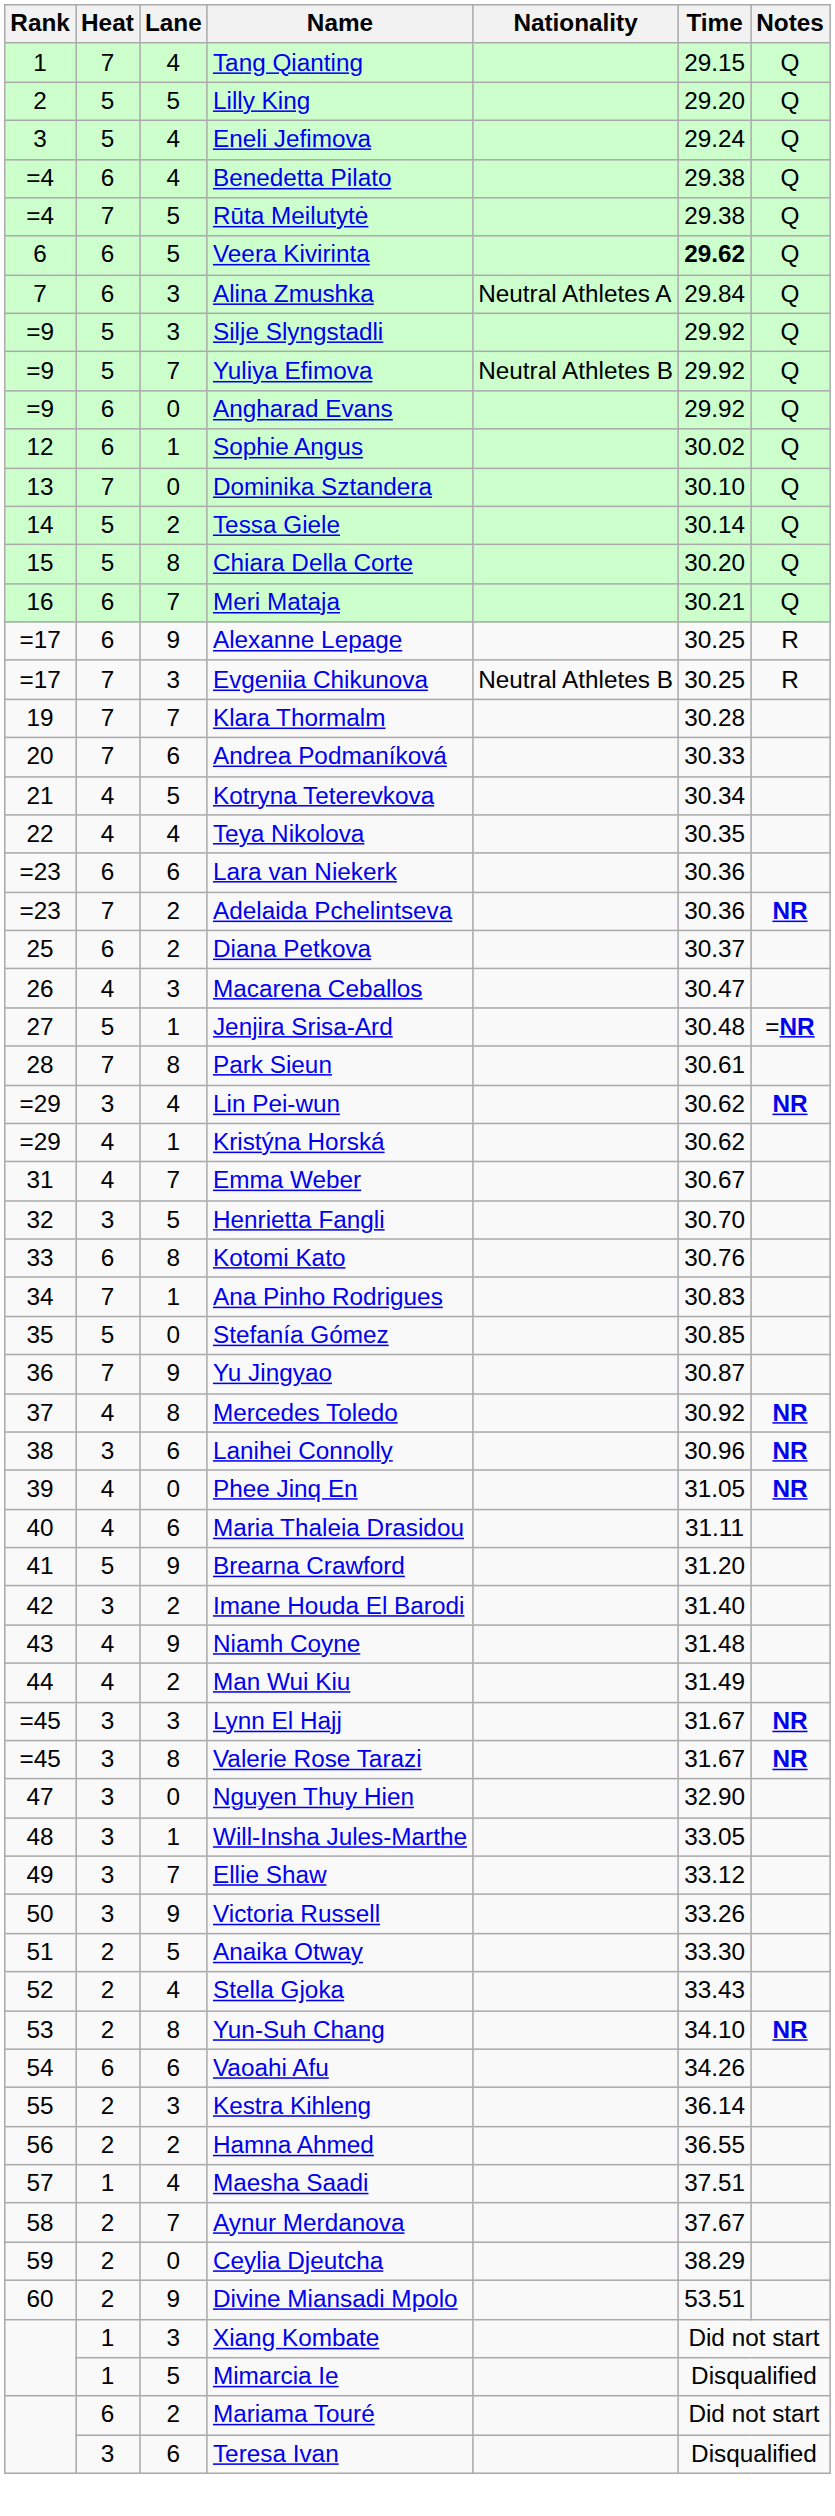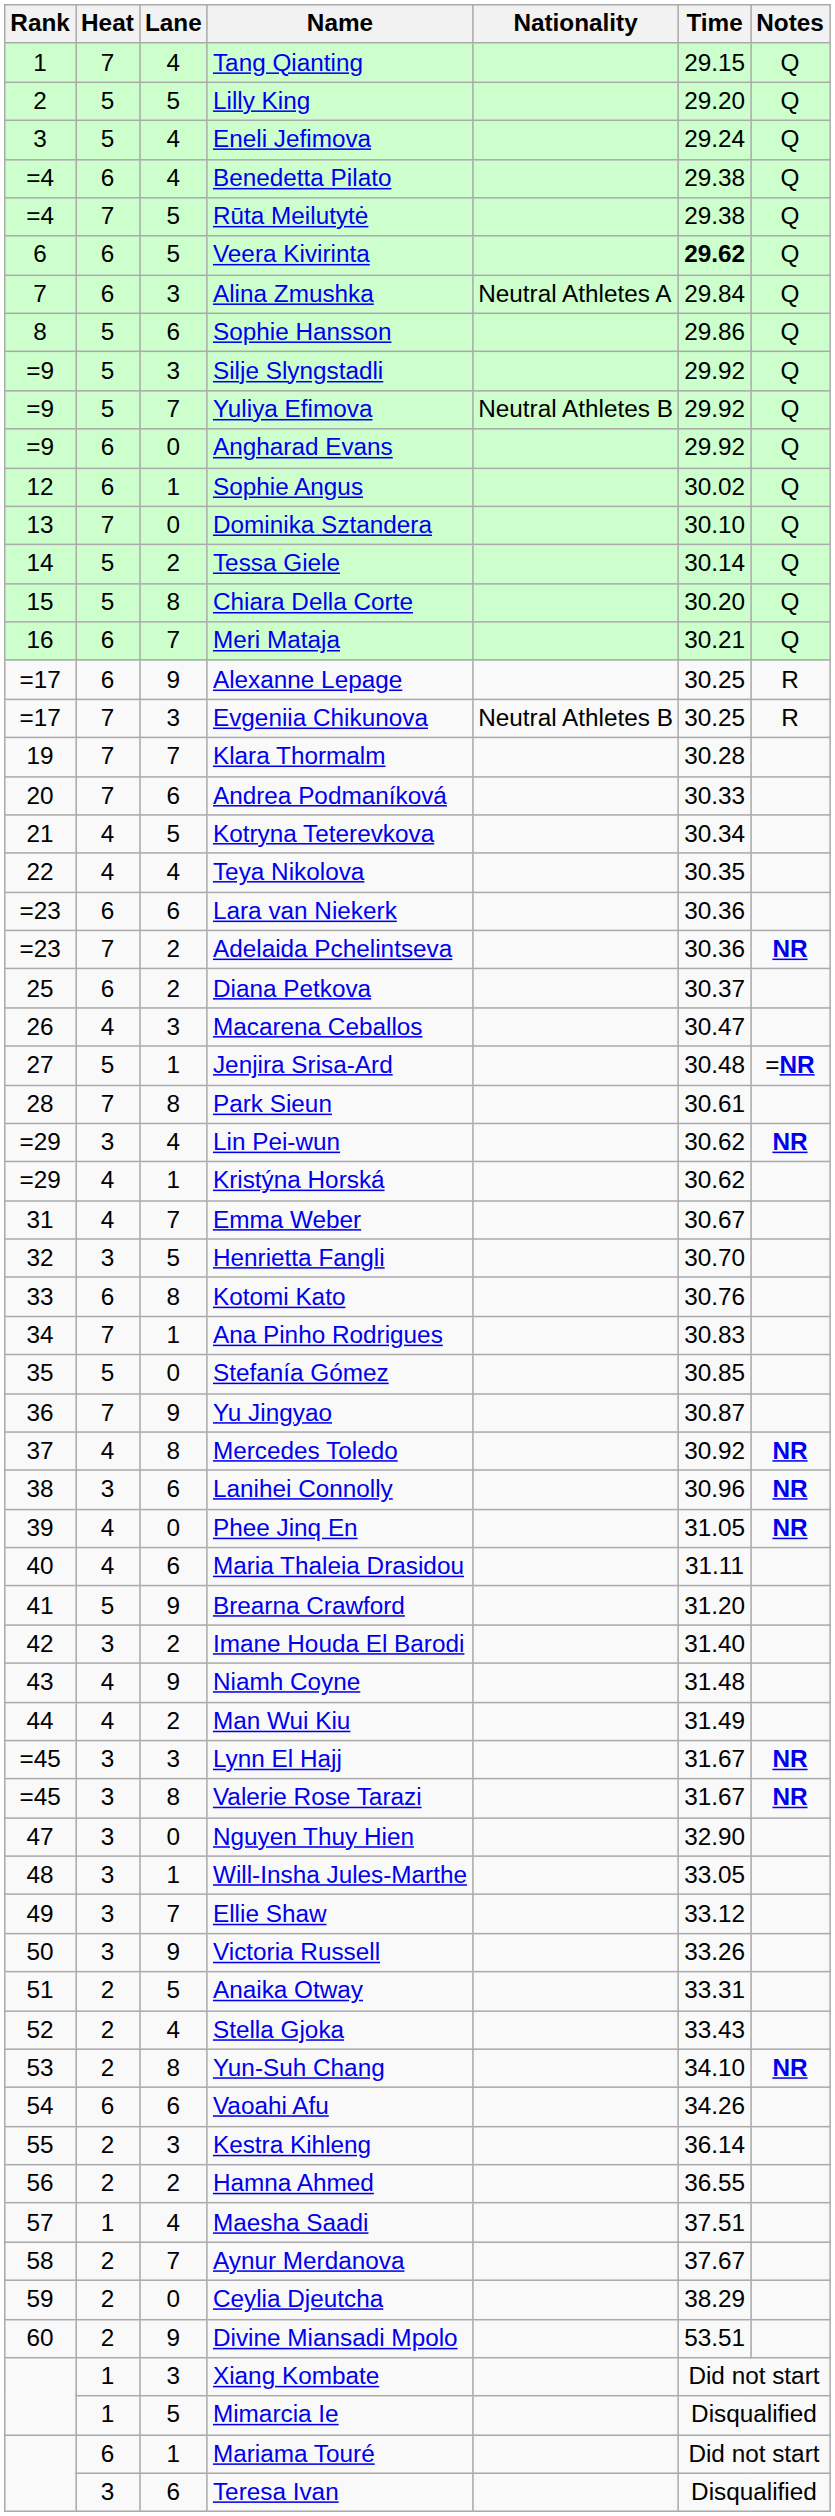+ row: (302, 332)
(715, 1952) 33.30 -> (715, 1990) 33.31
(173, 2415) 2 -> (173, 2453) 1
